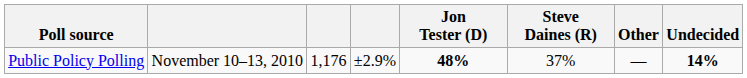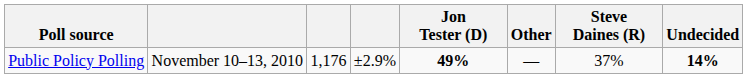columns swapped: (561, 26) <-> (639, 35)
(453, 60) 48% -> (453, 60) 49%
